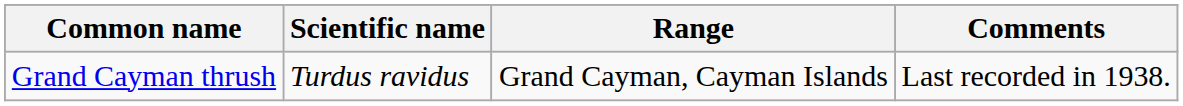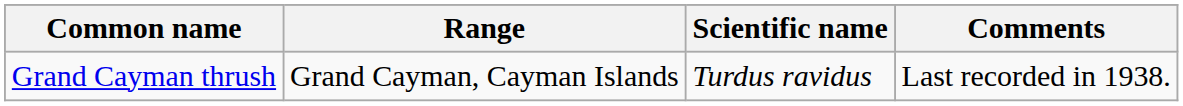columns swapped: (388, 28) <-> (693, 28)
